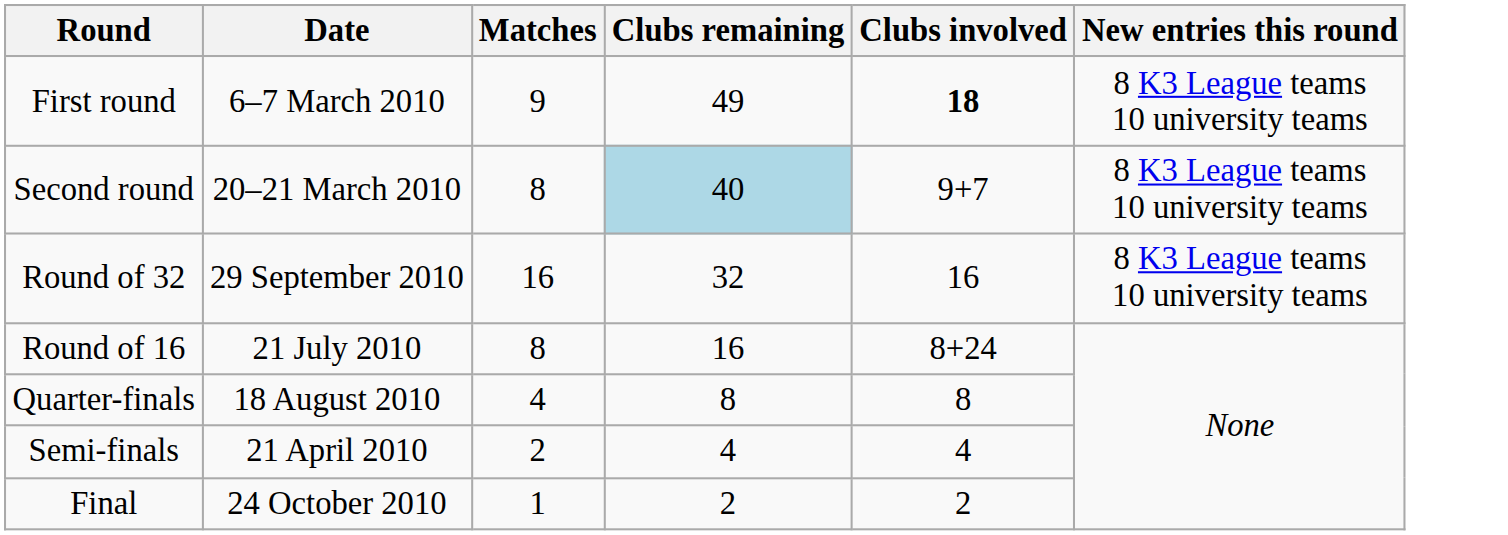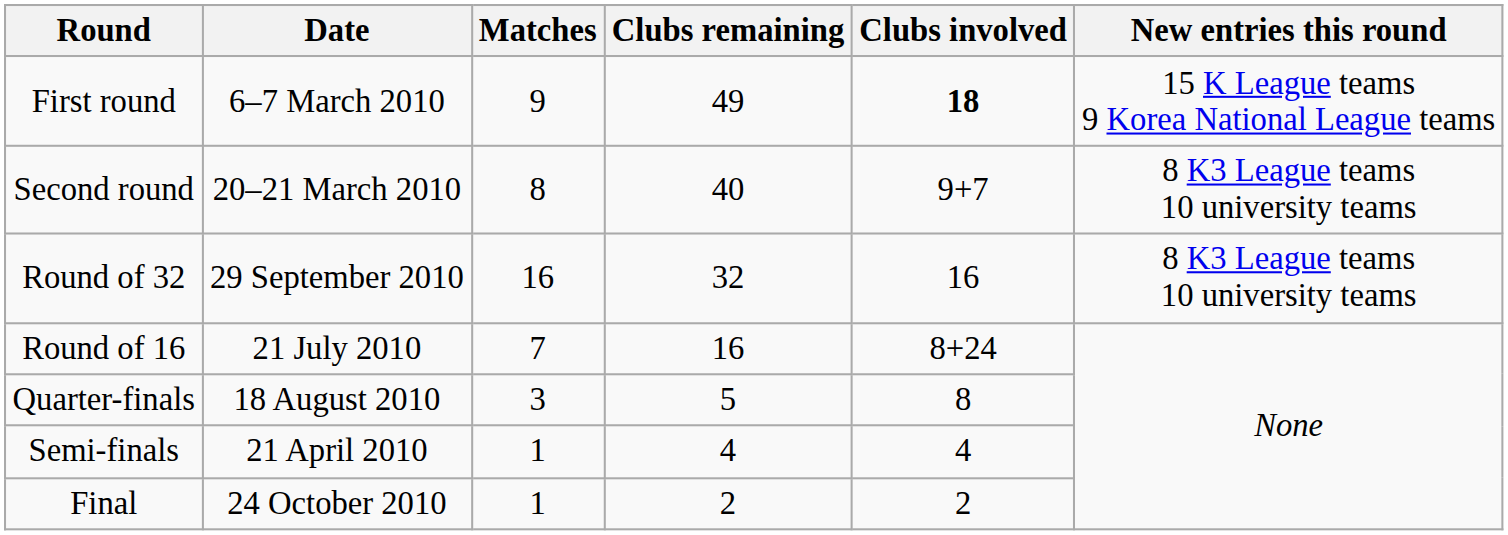(1240, 100) 8 K3 League teams 10 university teams -> (1289, 100) 15 K League teams 9 Korea National League teams
(728, 188) lightblue background -> (728, 188) no background
(538, 347) 8 -> (538, 347) 7
(538, 399) 4 -> (538, 399) 3
(728, 399) 8 -> (728, 399) 5
(538, 451) 2 -> (538, 451) 1
